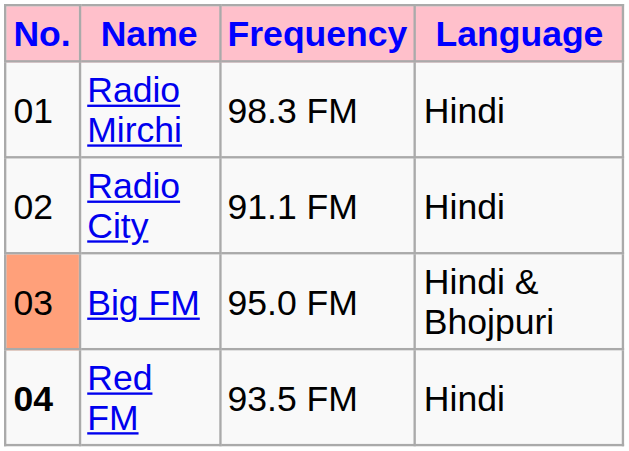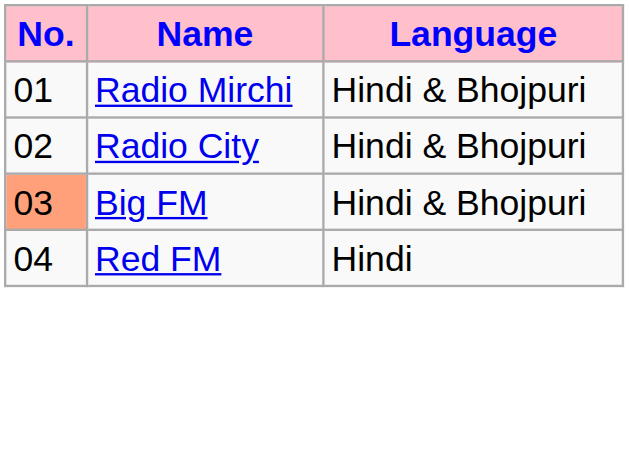- column: (317, 34)
(464, 110) Hindi -> (459, 90) Hindi & Bhojpuri
(464, 206) Hindi -> (459, 146) Hindi & Bhojpuri
(33, 398) bold -> (33, 259) normal
